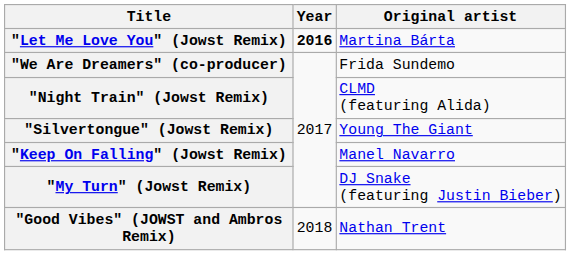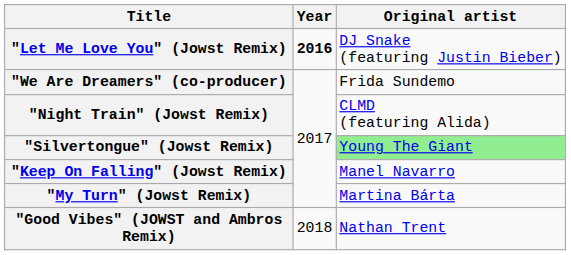(397, 41) Martina Bárta -> (451, 49) DJ Snake (featuring Justin Bieber)
(406, 130) no background -> (406, 147) lightgreen background
(451, 187) DJ Snake (featuring Justin Bieber) -> (397, 196) Martina Bárta
